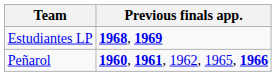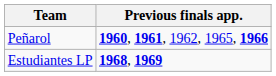rows swapped: (50, 37) <-> (29, 60)
